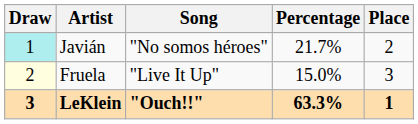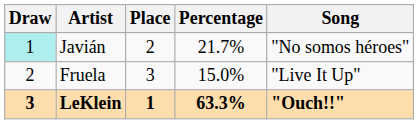columns swapped: (199, 18) <-> (389, 18)
(30, 75) lightyellow background -> (30, 75) no background
